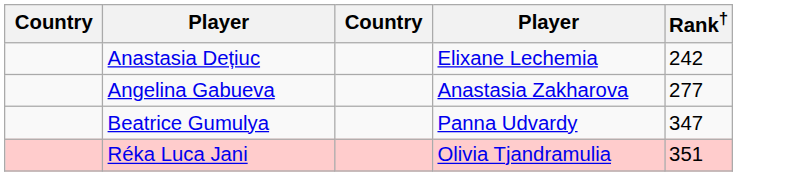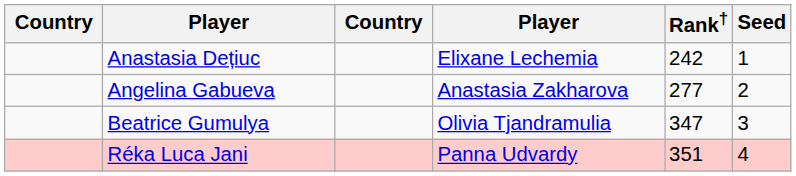+ column: (762, 23)
(508, 122) Panna Udvardy -> (524, 122) Olivia Tjandramulia
(524, 155) Olivia Tjandramulia -> (508, 155) Panna Udvardy
